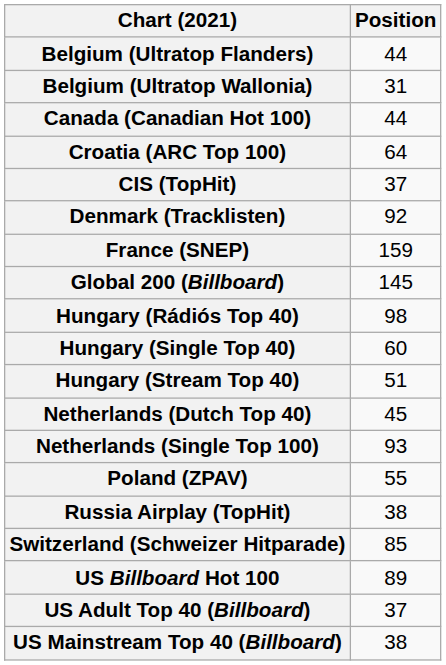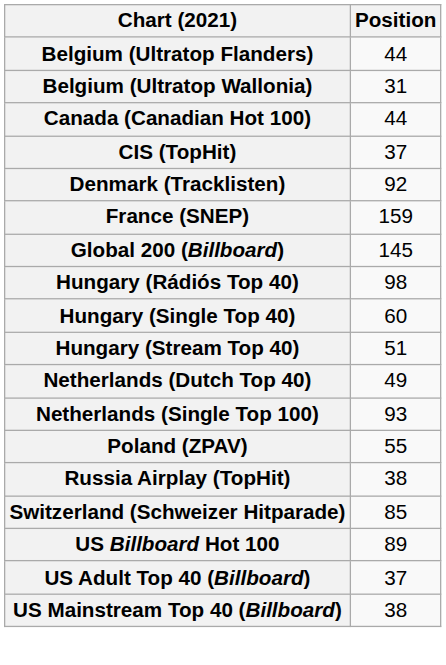- row: (177, 151)
(396, 413) 45 -> (396, 380) 49
